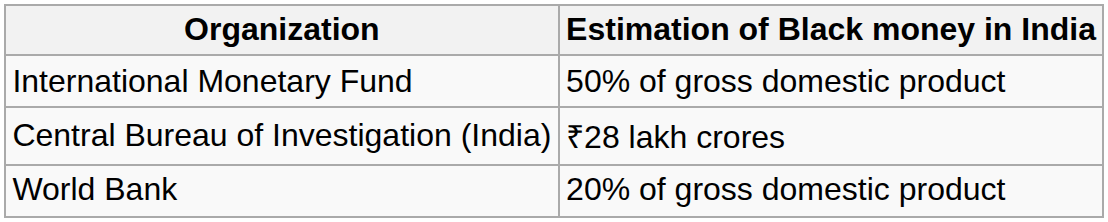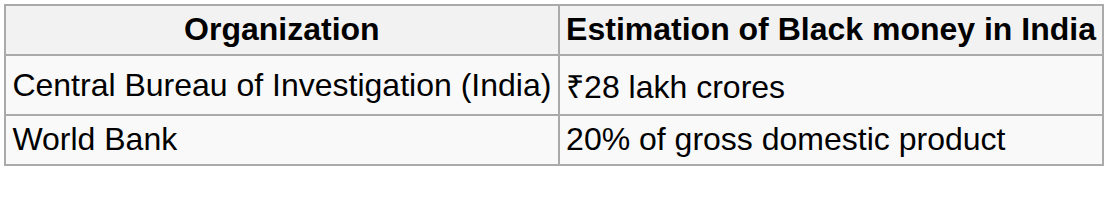- row: (212, 80)
